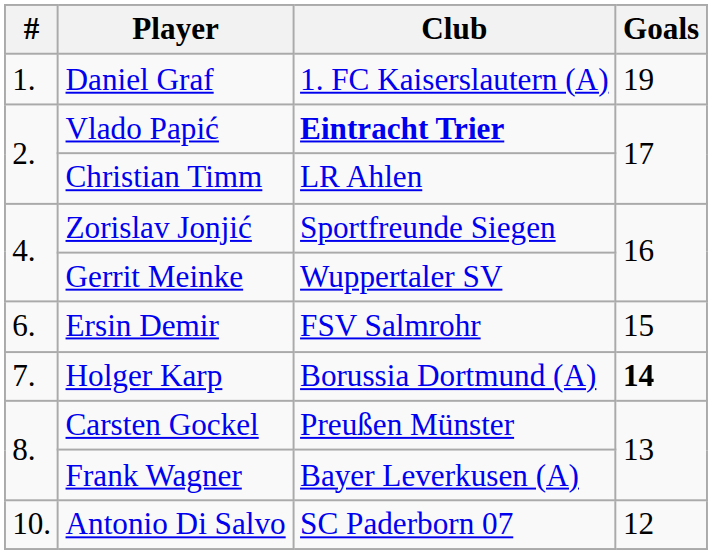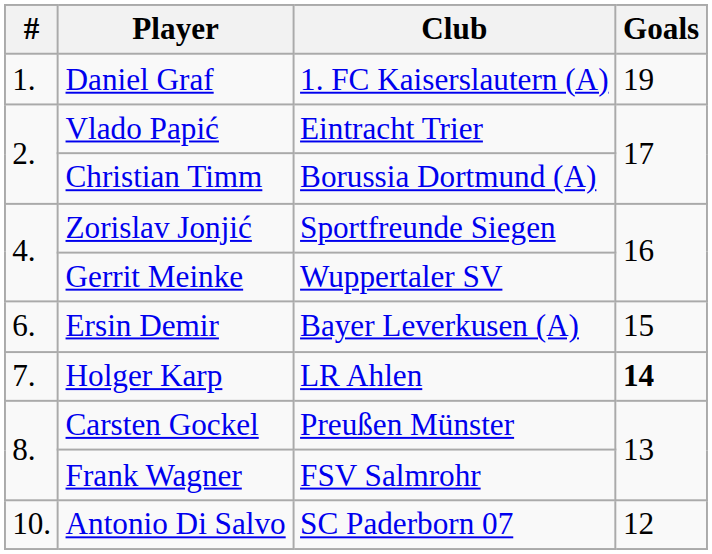(402, 128) bold -> (391, 128) normal
(361, 177) LR Ahlen -> (448, 177) Borussia Dortmund (A)
(390, 326) FSV Salmrohr -> (440, 326) Bayer Leverkusen (A)
(448, 375) Borussia Dortmund (A) -> (361, 375) LR Ahlen
(440, 474) Bayer Leverkusen (A) -> (390, 474) FSV Salmrohr
